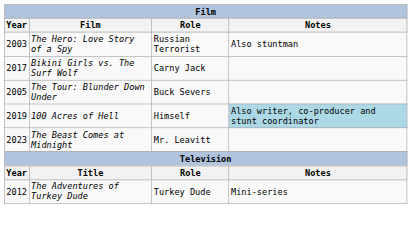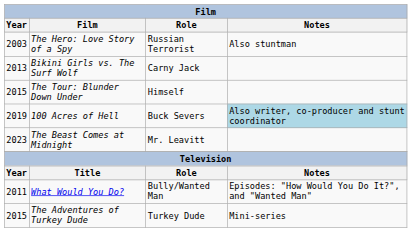(17, 68) 2017 -> (17, 68) 2013
(17, 92) 2005 -> (17, 92) 2015
(182, 92) Buck Severs -> (166, 92) Himself
(172, 116) Himself -> (176, 116) Buck Severs
+ row: (78, 192)
(17, 192) 2012 -> (17, 216) 2015
